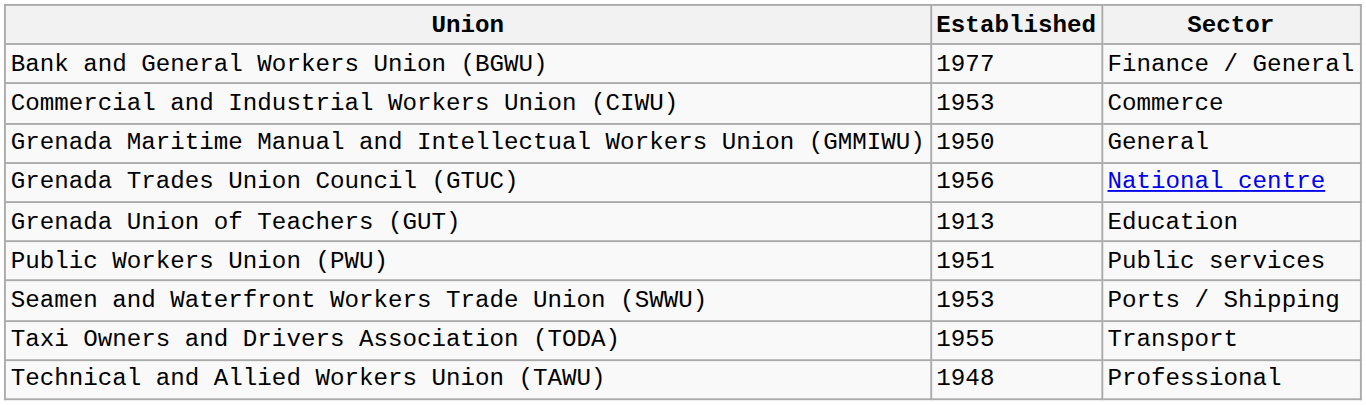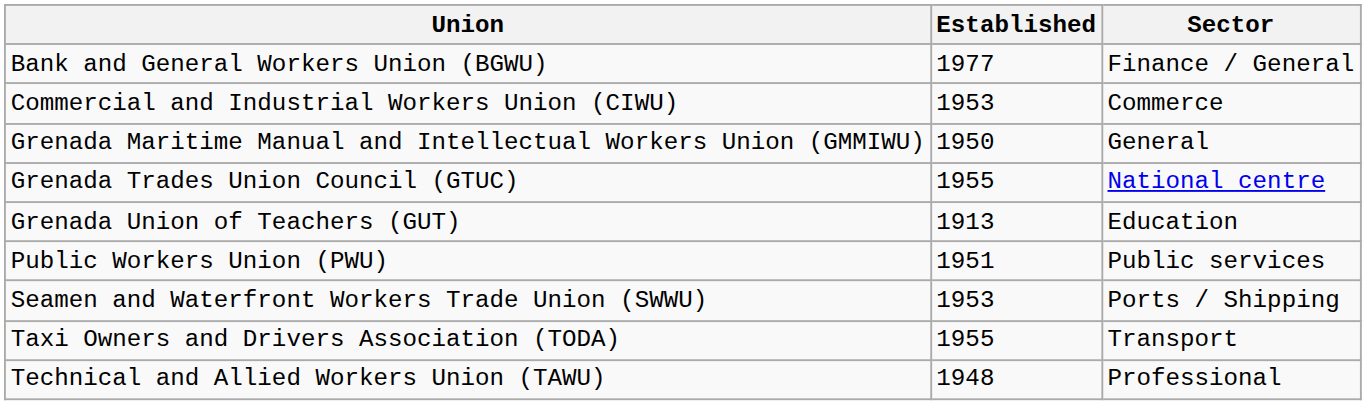(965, 182) 1956 -> (965, 182) 1955
